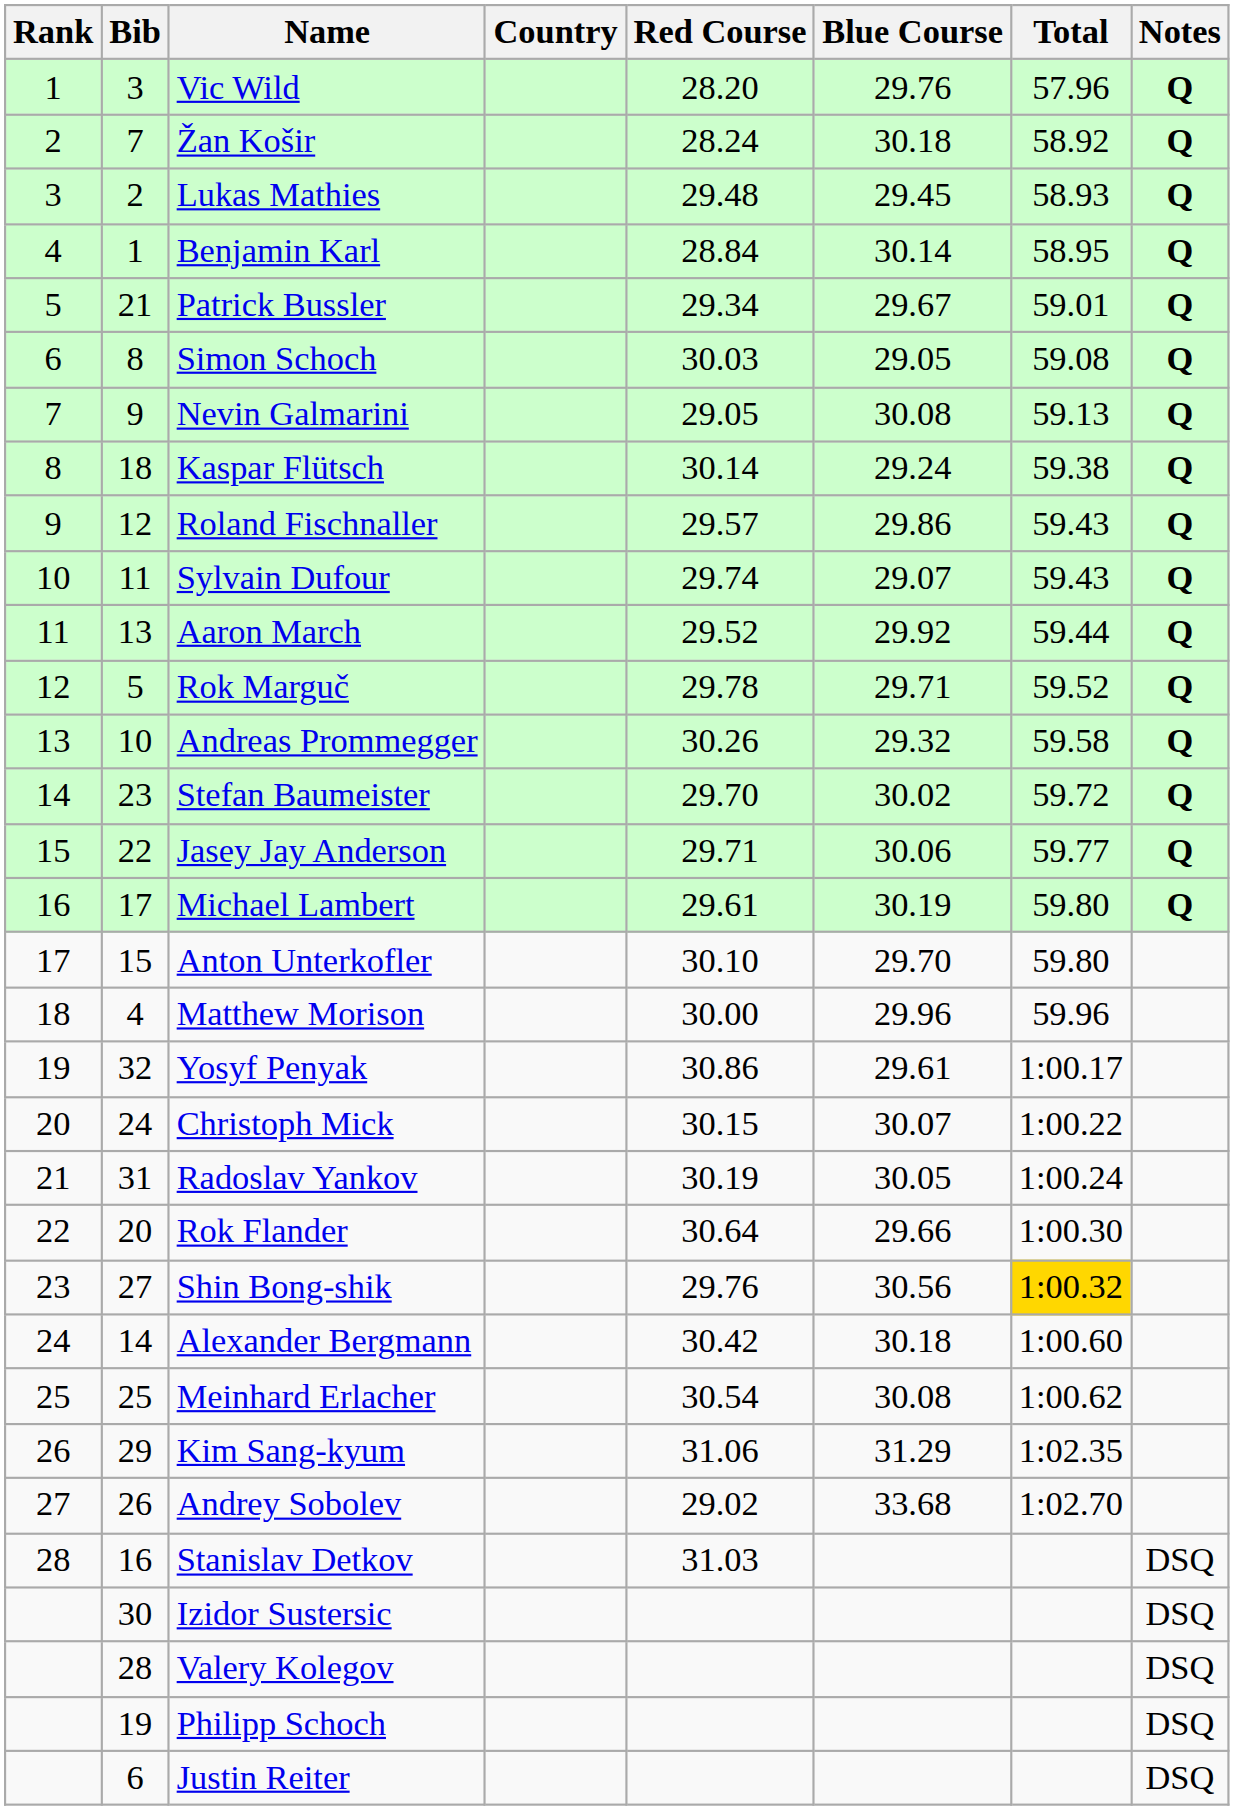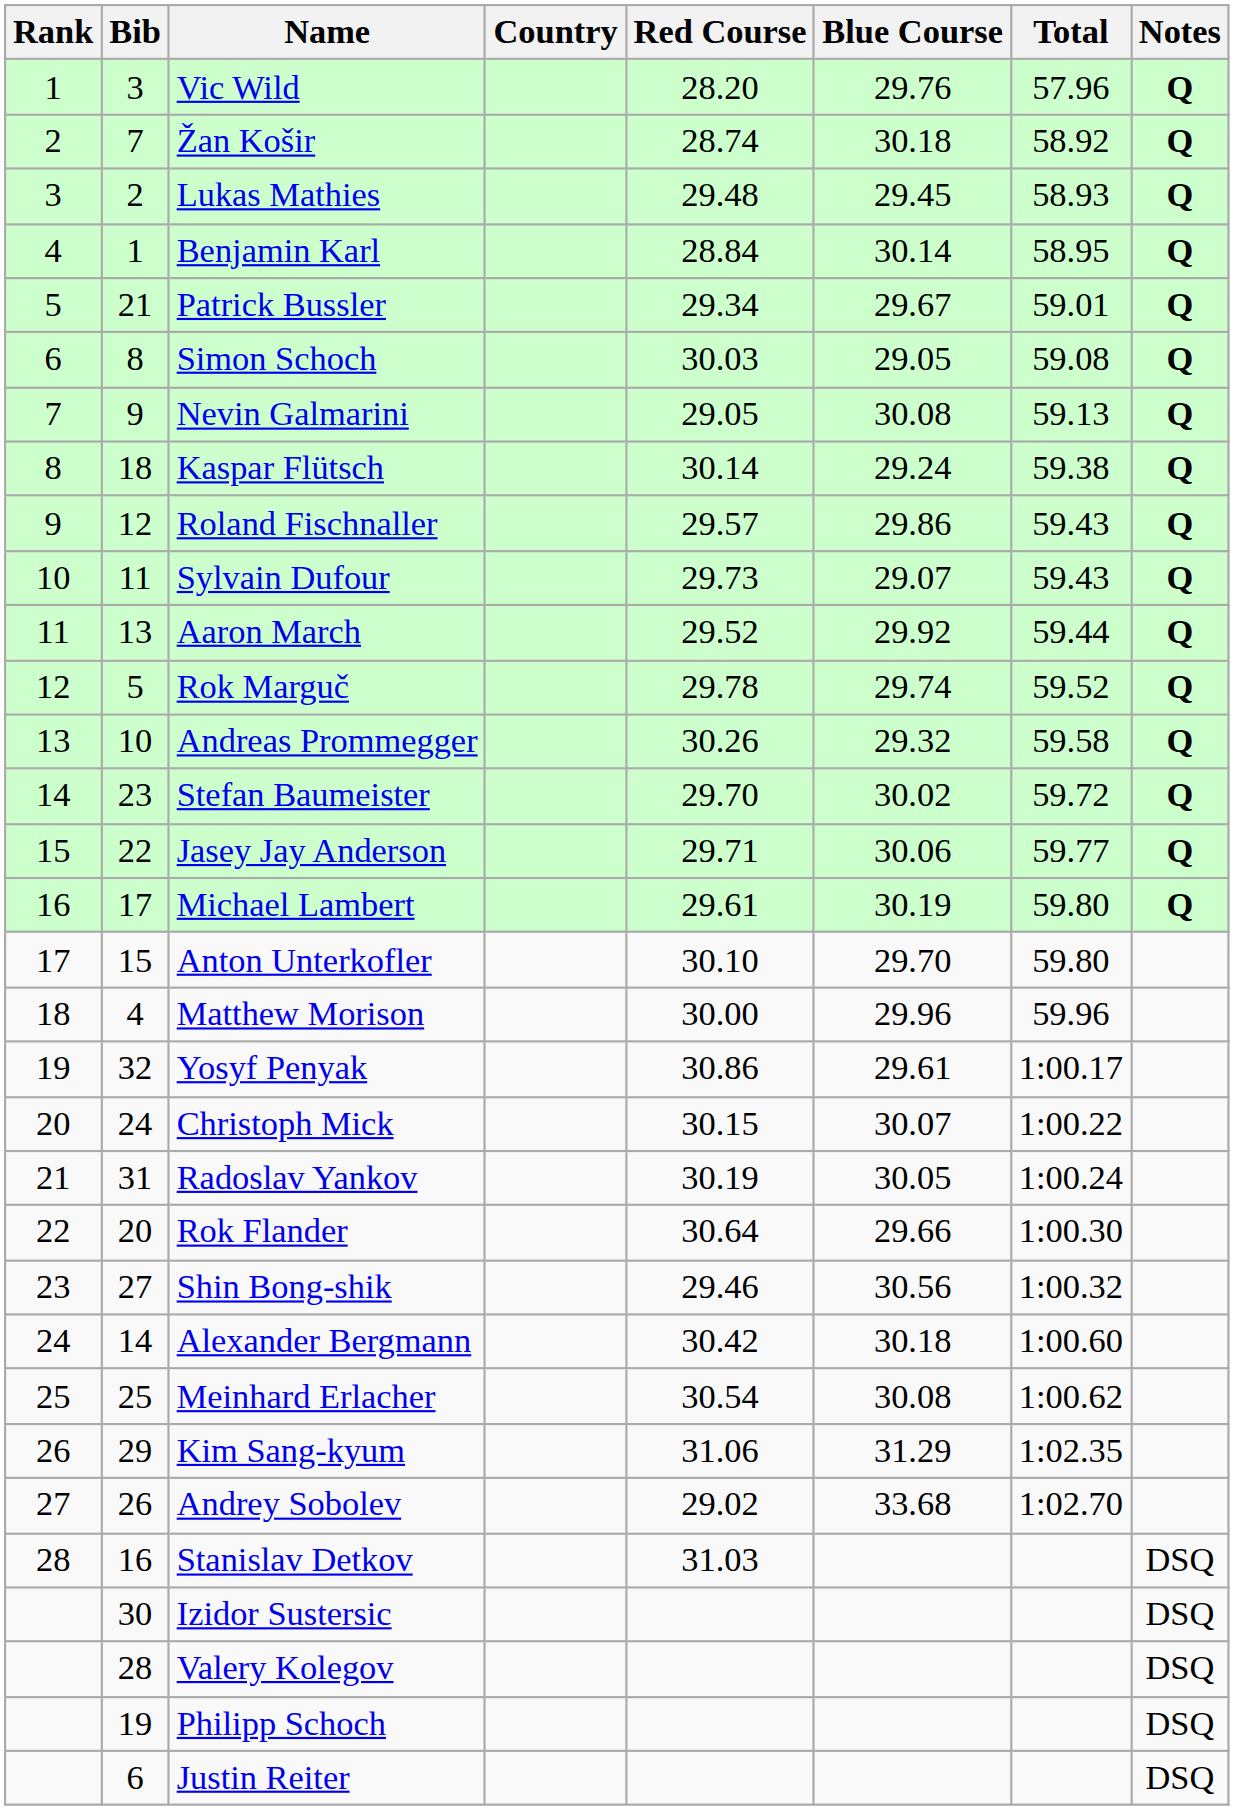(720, 140) 28.24 -> (720, 140) 28.74
(720, 577) 29.74 -> (720, 577) 29.73
(913, 686) 29.71 -> (913, 686) 29.74
(720, 1286) 29.76 -> (720, 1286) 29.46
(1071, 1286) gold background -> (1071, 1286) no background
